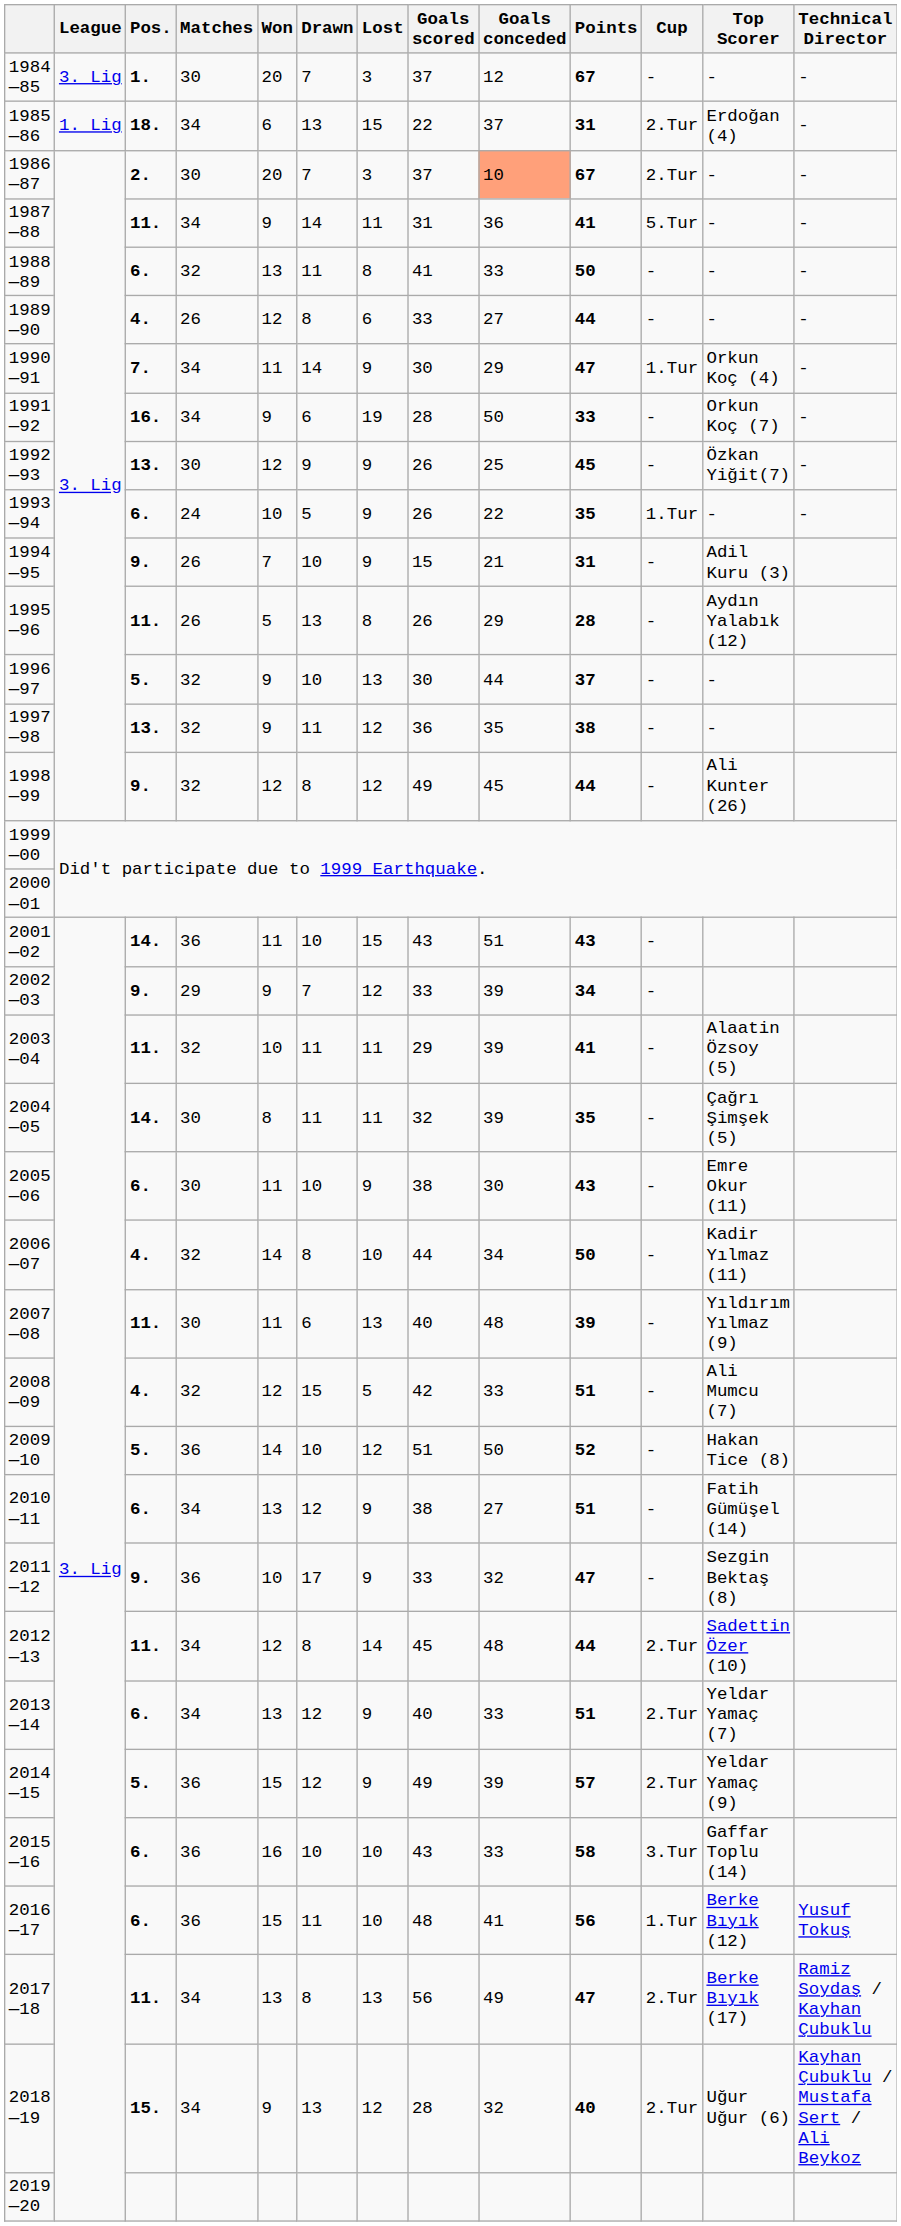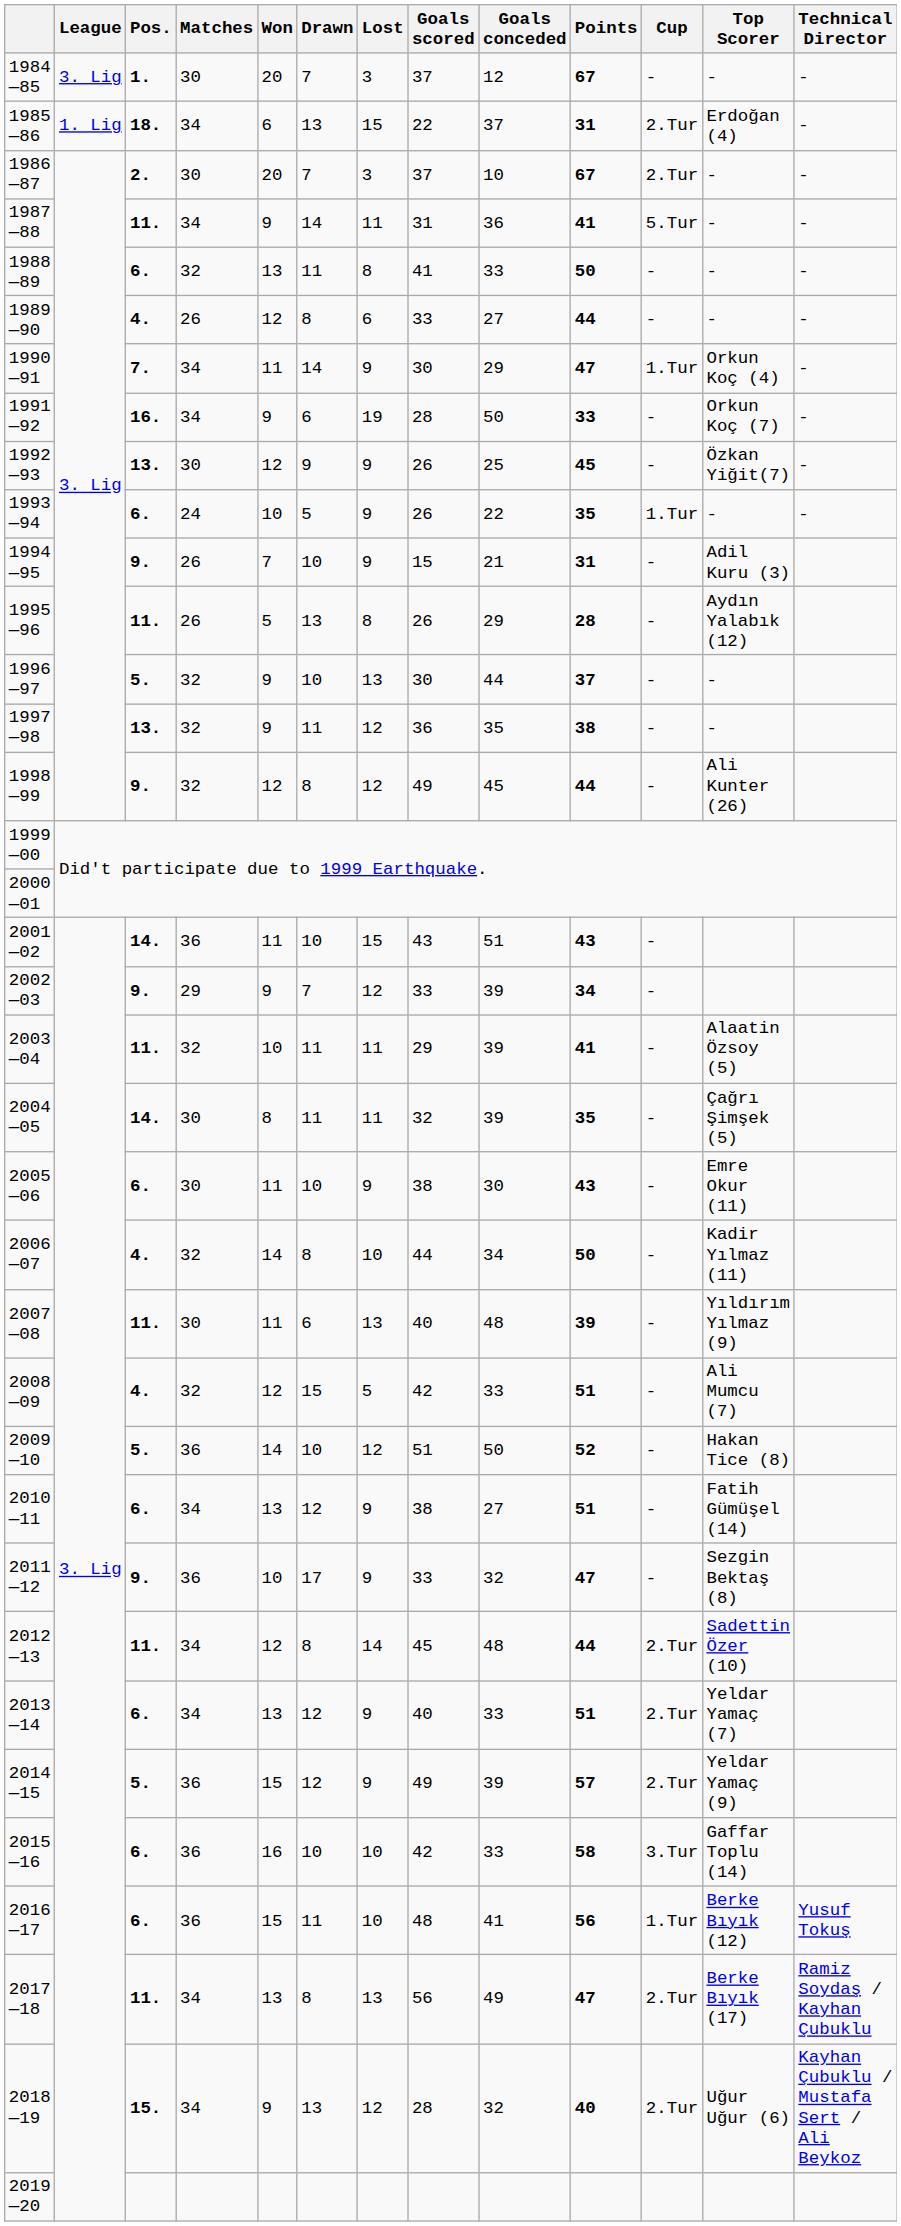(493, 174) lightsalmon background -> (493, 174) no background
(422, 1852) 43 -> (422, 1852) 42
